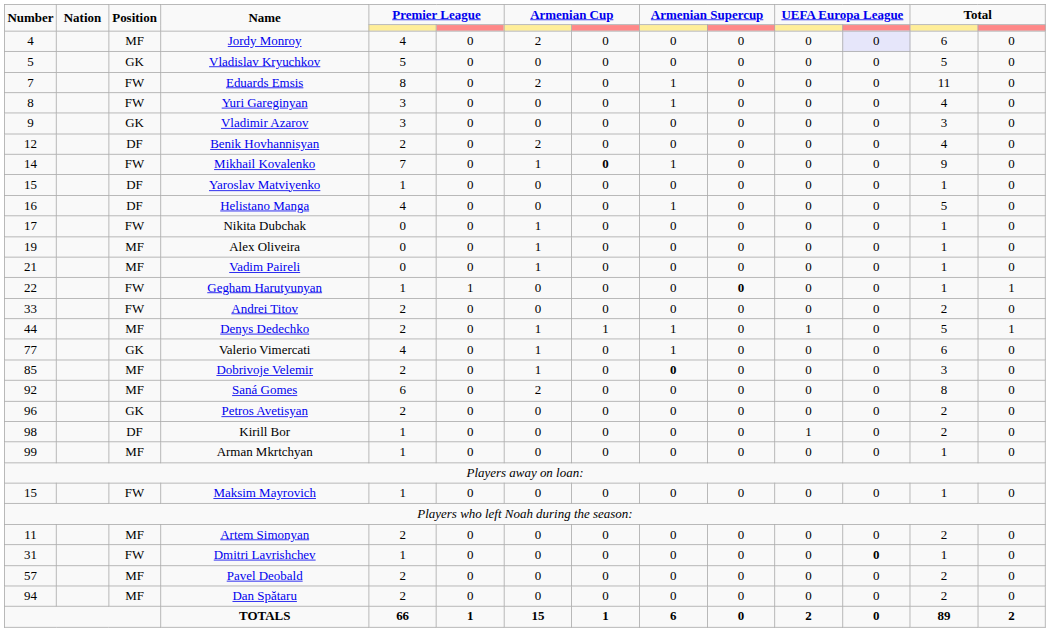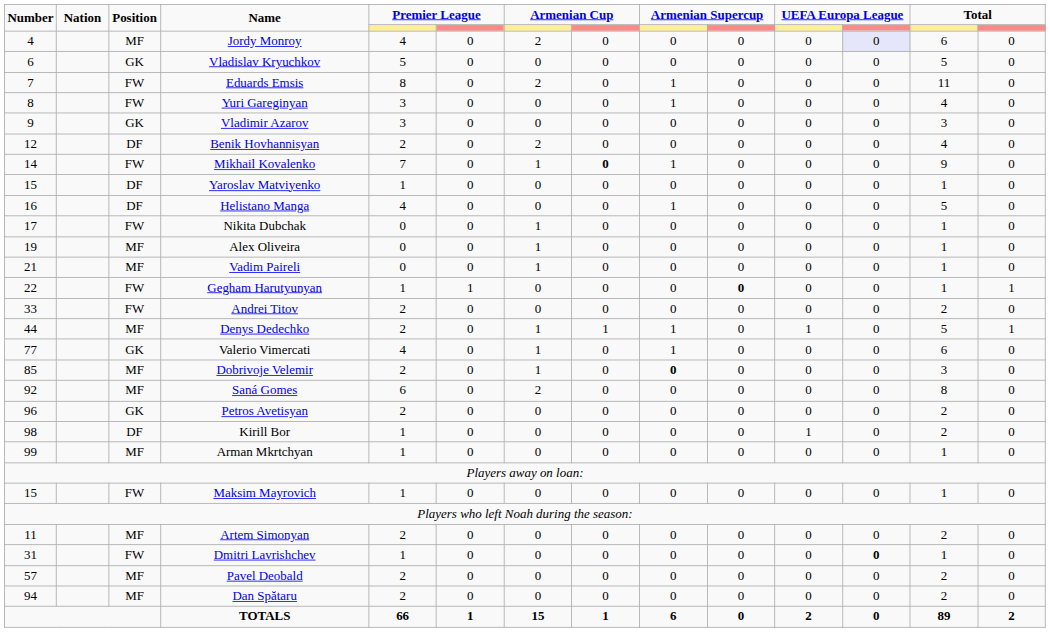(30, 61) 5 -> (30, 61) 6
